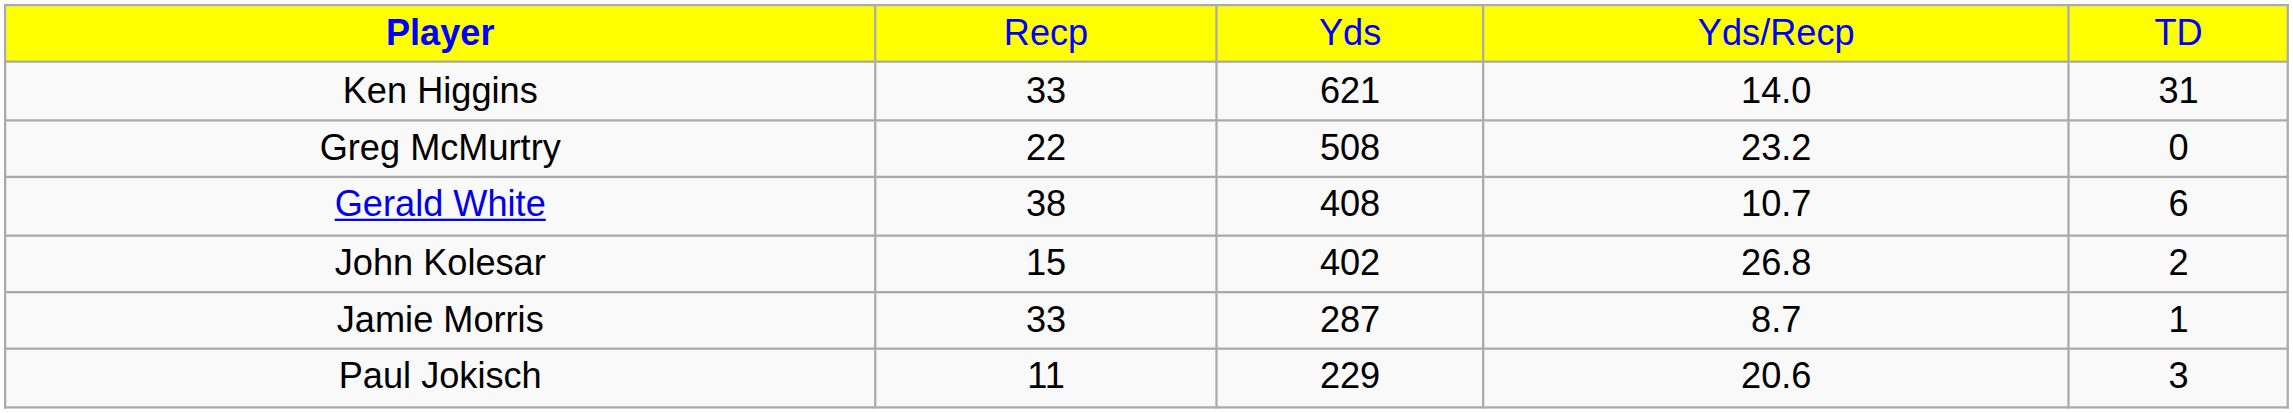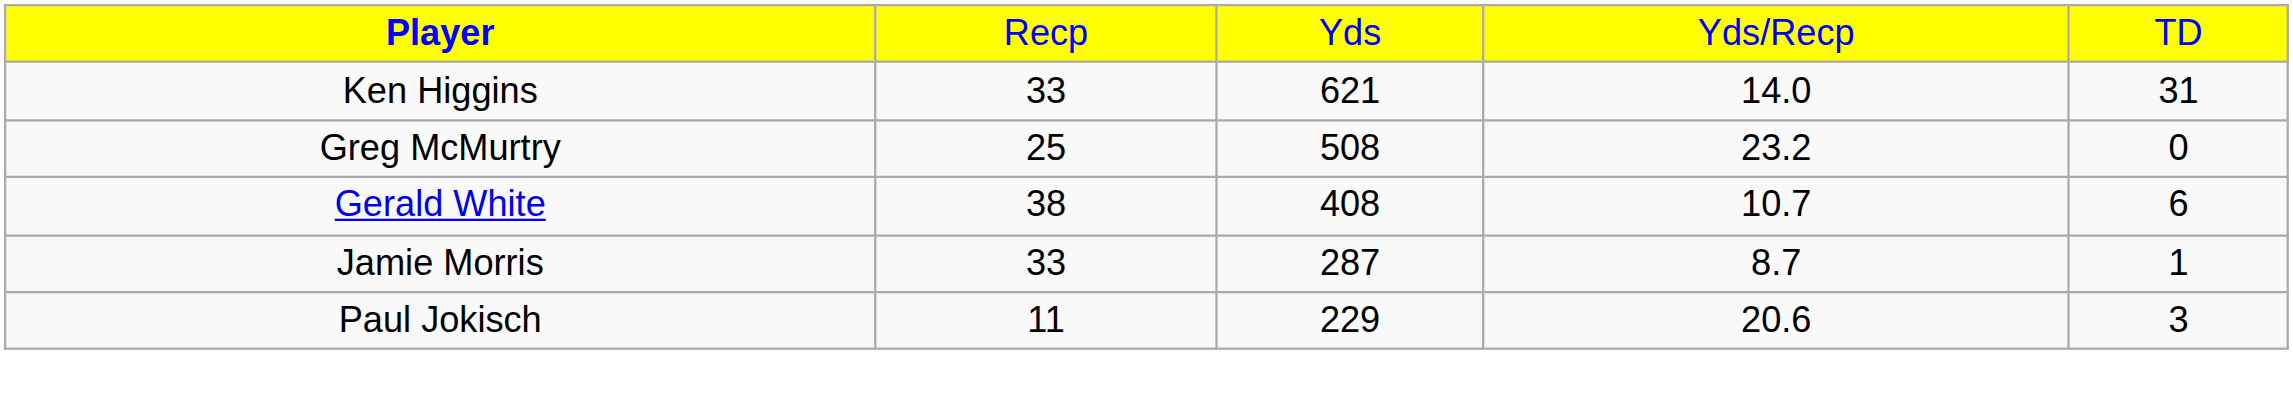(1046, 147) 22 -> (1046, 147) 25
- row: (440, 262)
